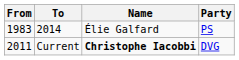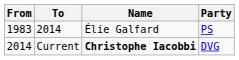(19, 46) 2011 -> (19, 46) 2014
